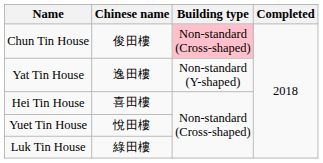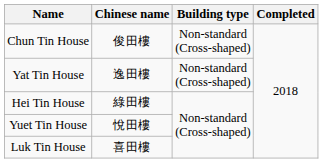(213, 41) pink background -> (213, 41) no background
(213, 75) Non-standard (Y-shaped) -> (213, 75) Non-standard (Cross-shaped)
(132, 102) 喜田樓 -> (132, 102) 綠田樓
(132, 146) 綠田樓 -> (132, 146) 喜田樓
